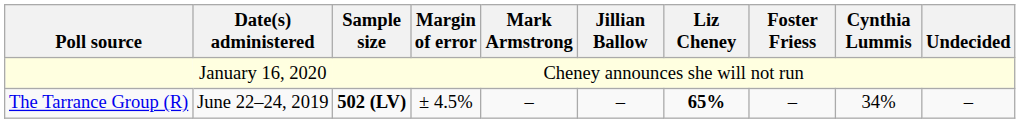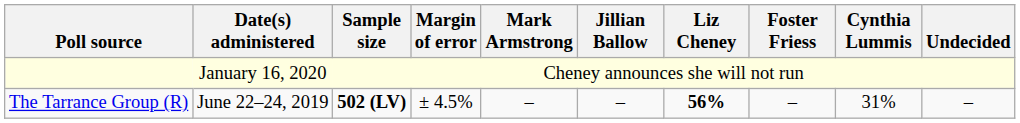(706, 103) 65% -> (706, 103) 56%
(879, 103) 34% -> (879, 103) 31%
